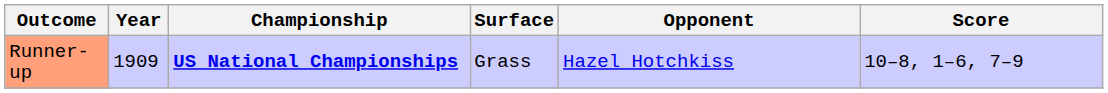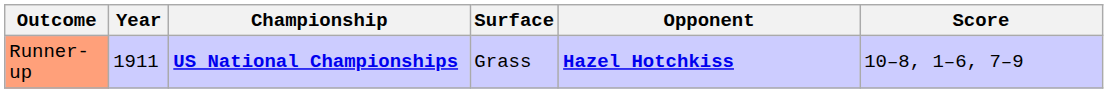(136, 62) 1909 -> (136, 62) 1911
(649, 62) normal -> (649, 62) bold
